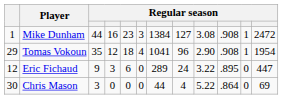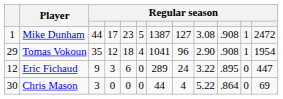(113, 34) 16 -> (113, 34) 17
(141, 34) 3 -> (141, 34) 5
(159, 34) 1384 -> (159, 34) 1387
